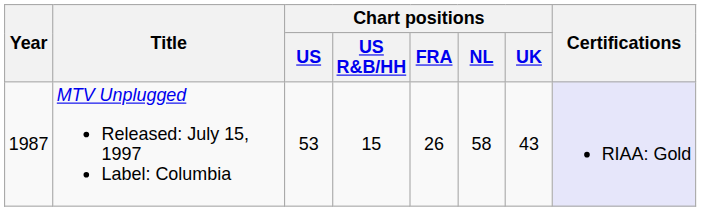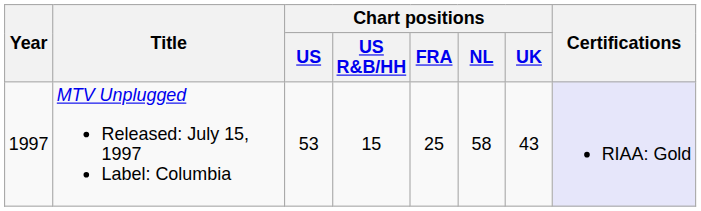(29, 143) 1987 -> (29, 143) 1997
(434, 143) 26 -> (434, 143) 25
